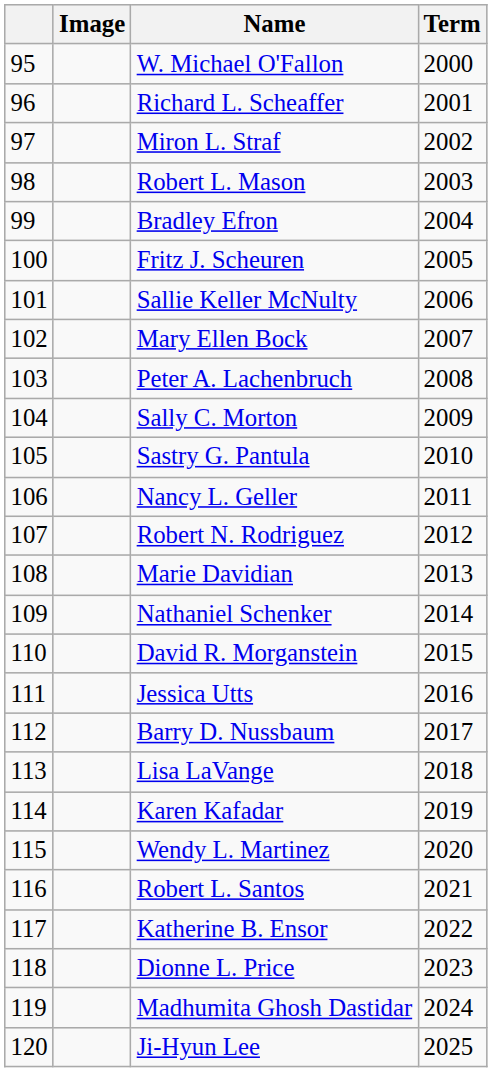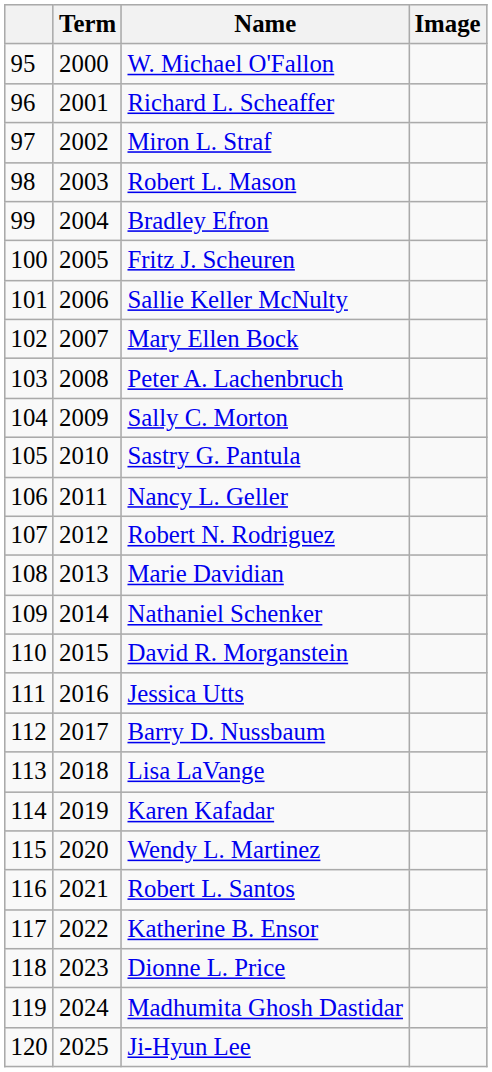columns swapped: (92, 24) <-> (452, 24)
